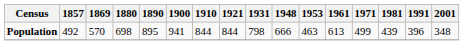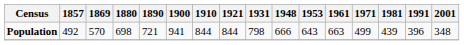(150, 31) 895 -> (150, 31) 721
(310, 31) 463 -> (310, 31) 643
(336, 31) 613 -> (336, 31) 663
